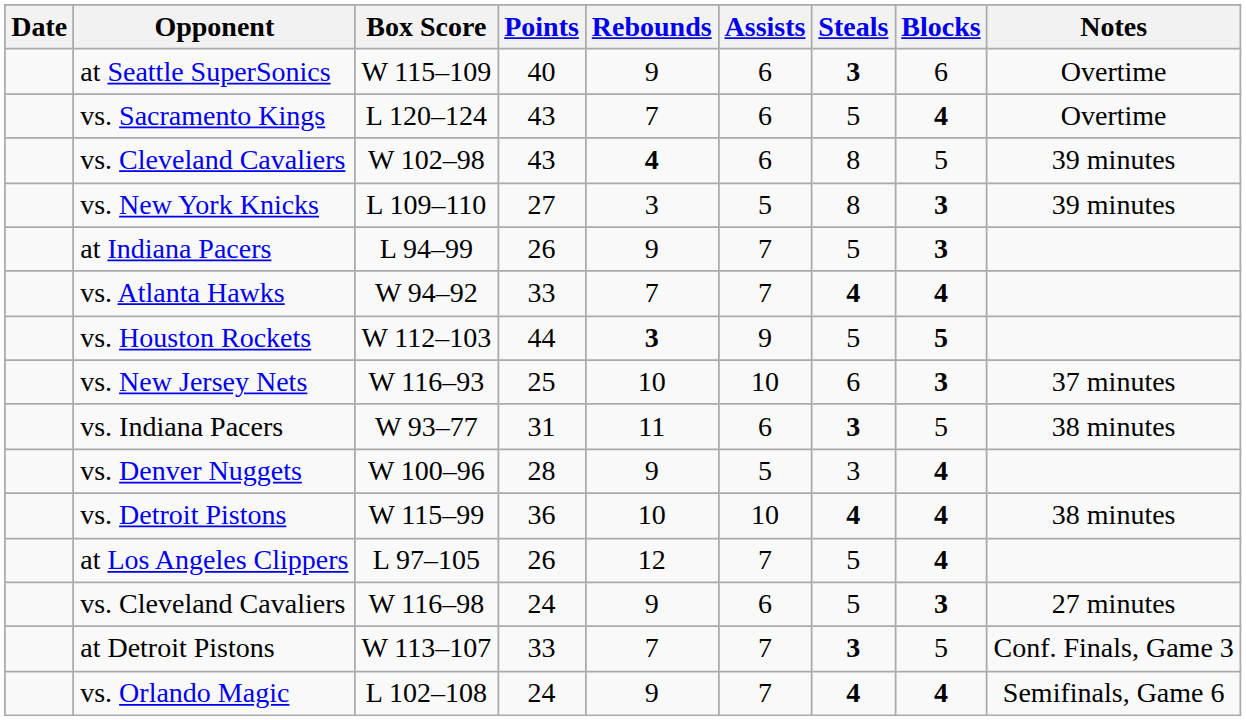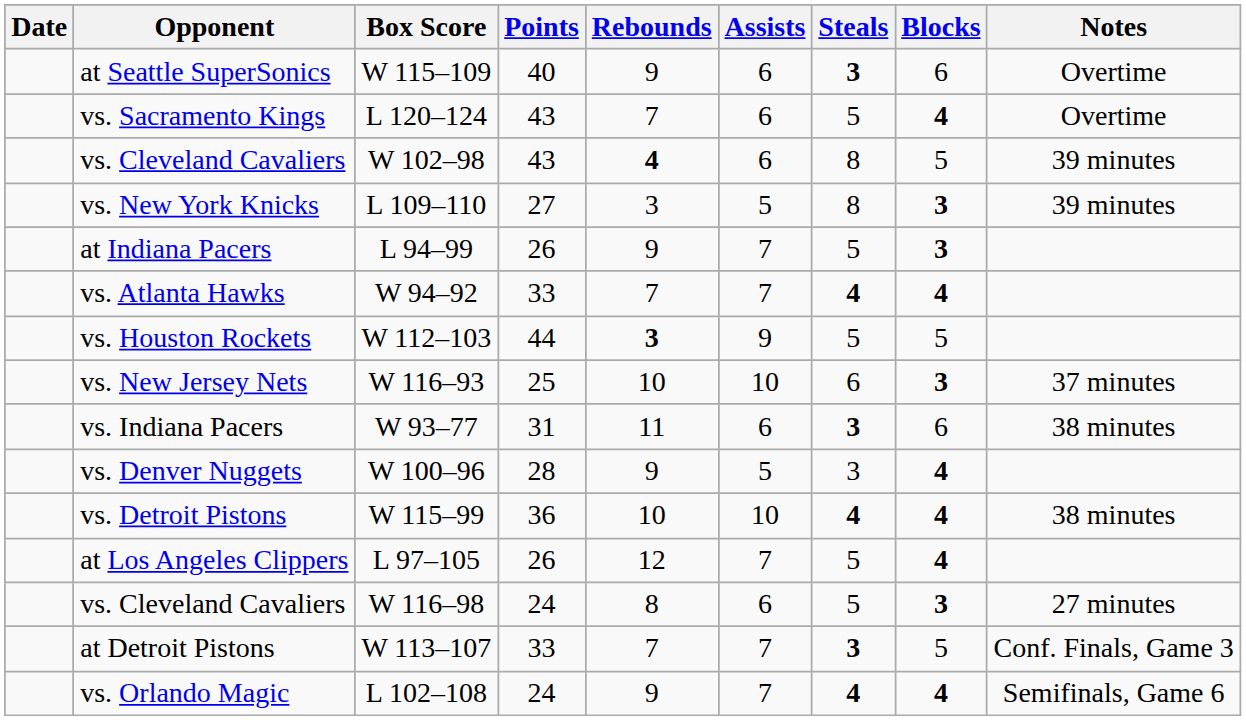(941, 337) bold -> (941, 337) normal
(941, 426) 5 -> (941, 426) 6
(652, 603) 9 -> (652, 603) 8
